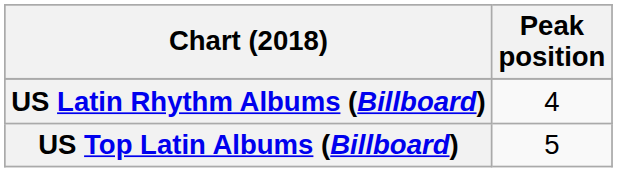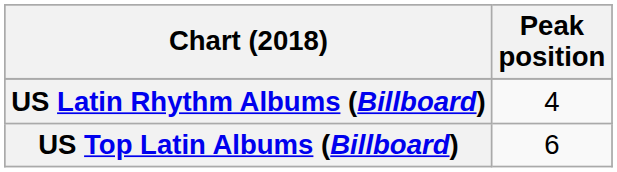(552, 144) 5 -> (552, 144) 6
